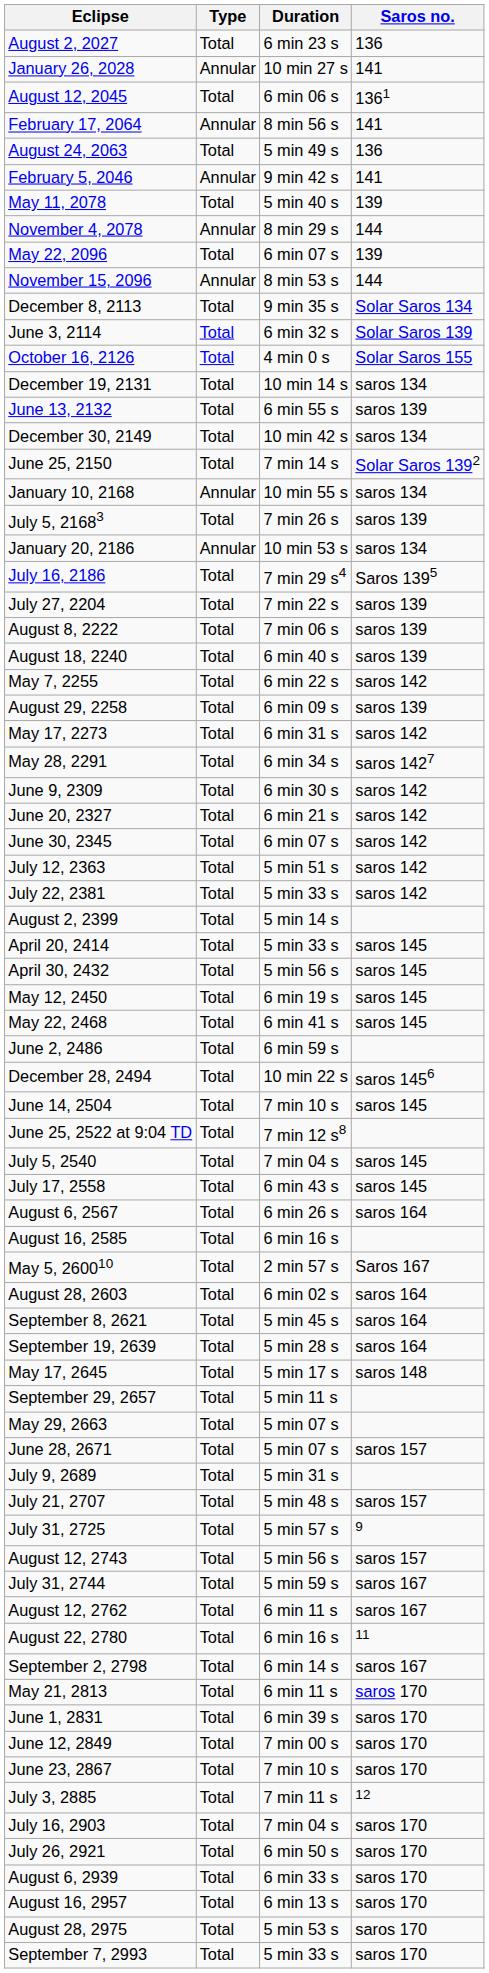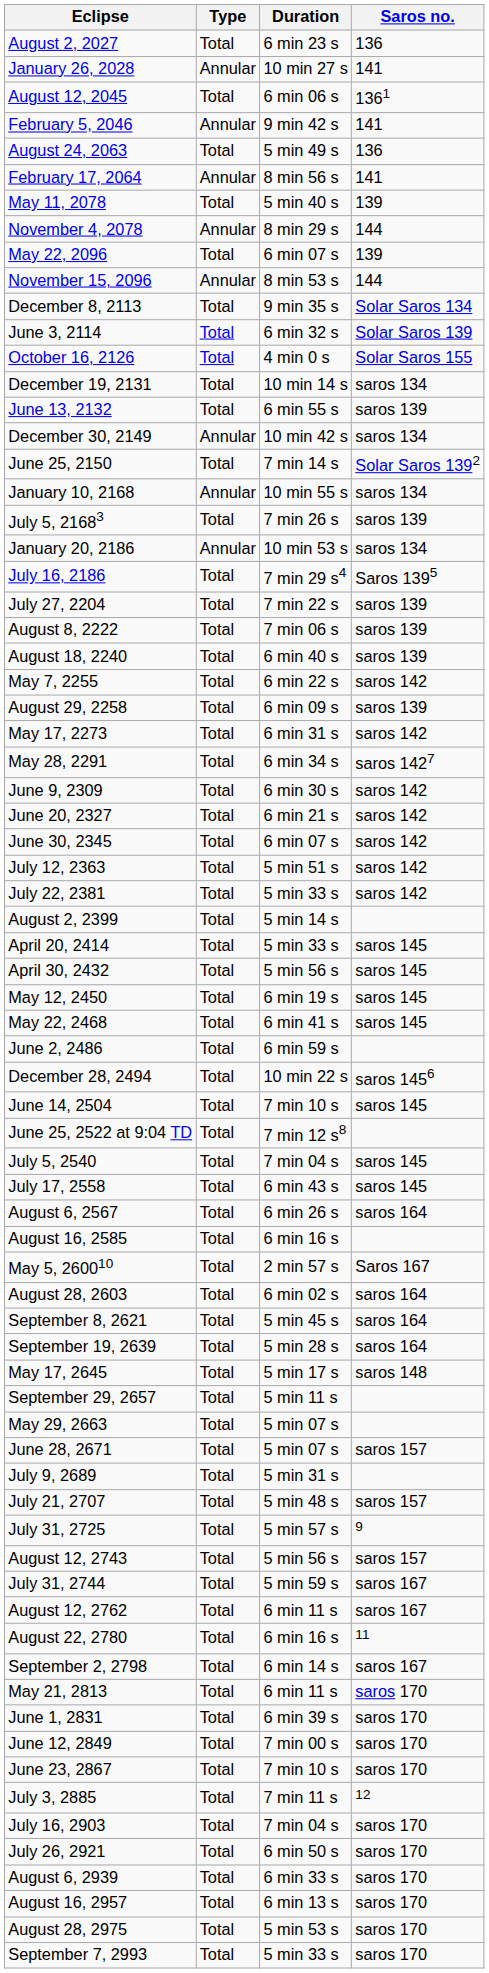rows swapped: (70, 177) <-> (75, 125)
(217, 435) Total -> (228, 435) Annular
